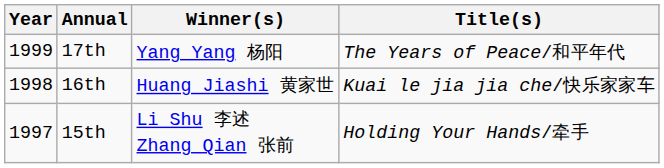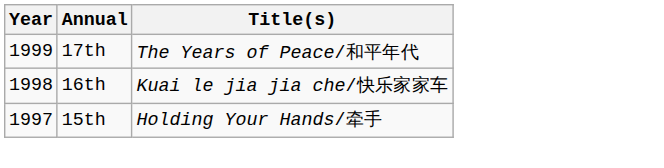- column: (236, 20)
